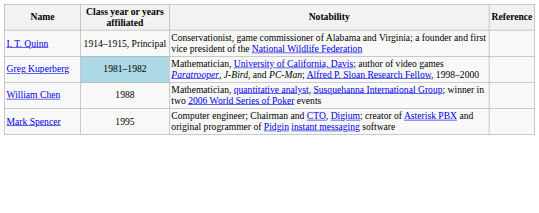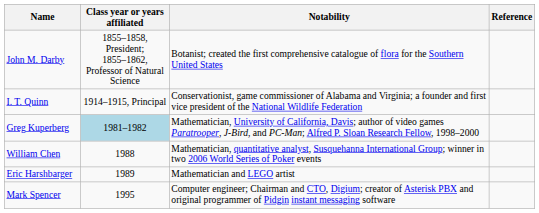+ row: (35, 59)
+ row: (39, 174)
